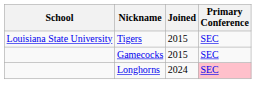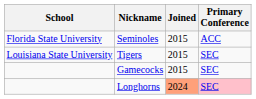+ row: (138, 39)
(178, 70) no background -> (178, 86) lightsalmon background
